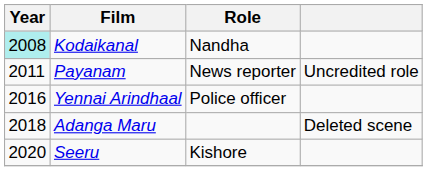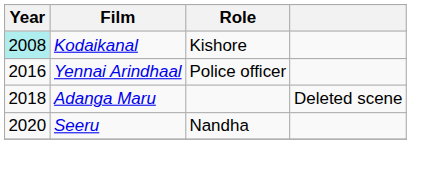(219, 44) Nandha -> (218, 44) Kishore
- row: (90, 71)
(218, 152) Kishore -> (219, 125) Nandha
